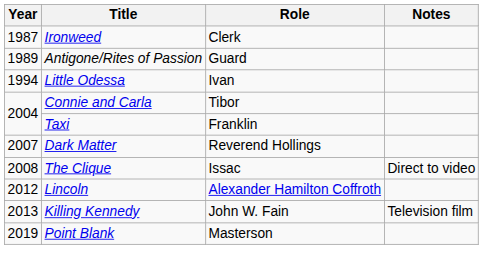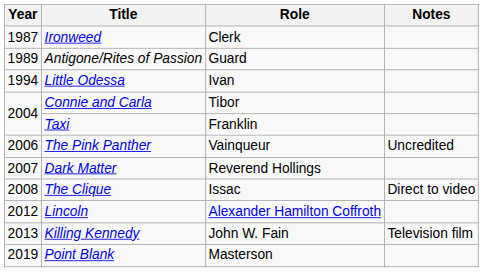+ row: (98, 146)
